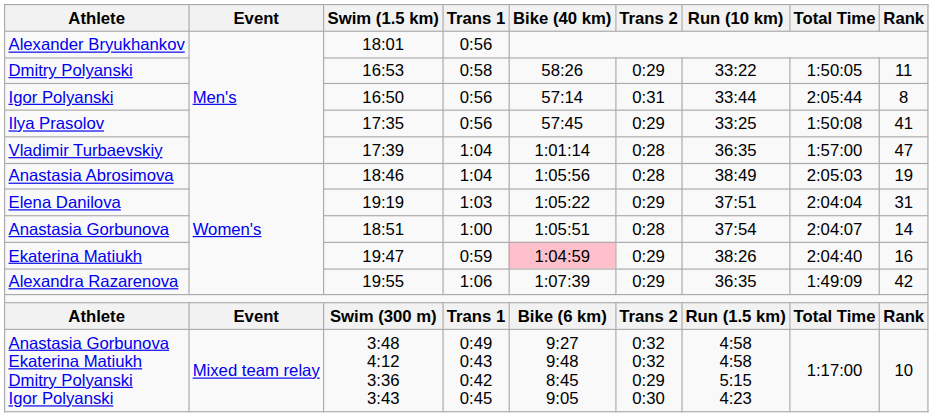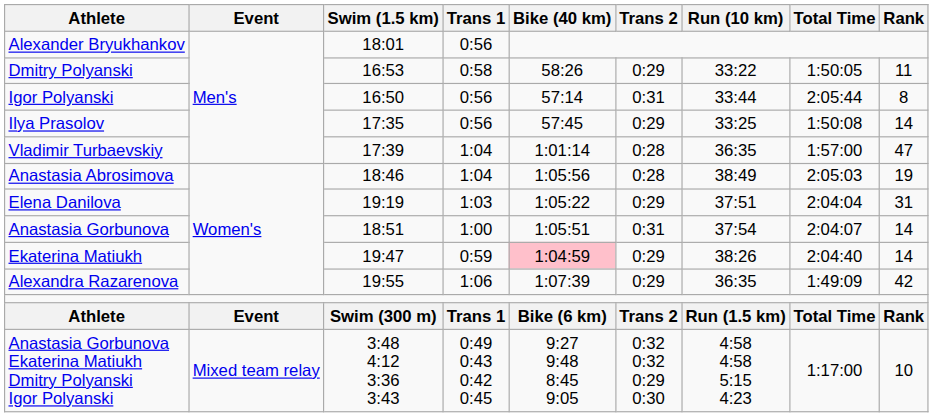(904, 124) 41 -> (904, 124) 14
(648, 229) 0:28 -> (648, 229) 0:31
(904, 256) 16 -> (904, 256) 14
